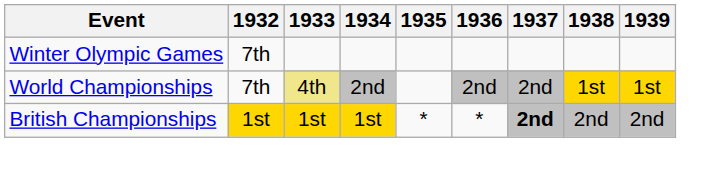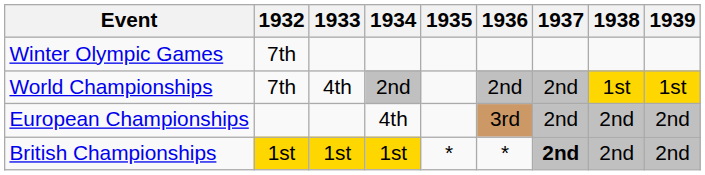(312, 86) khaki background -> (337, 86) no background
+ row: (129, 119)
